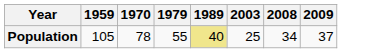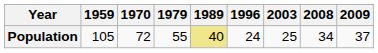+ column: (245, 15)
(143, 36) 78 -> (143, 36) 72
